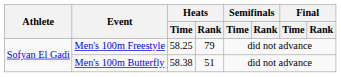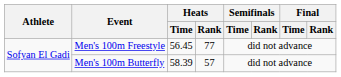(181, 47) 58.25 -> (181, 47) 56.45
(209, 47) 79 -> (209, 47) 77
(181, 63) 58.38 -> (181, 63) 58.39
(209, 63) 51 -> (209, 63) 57
